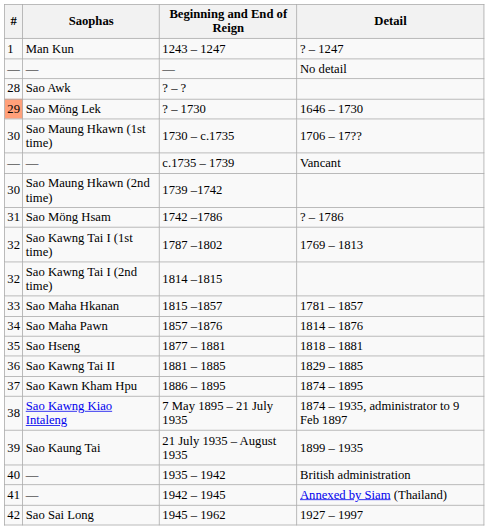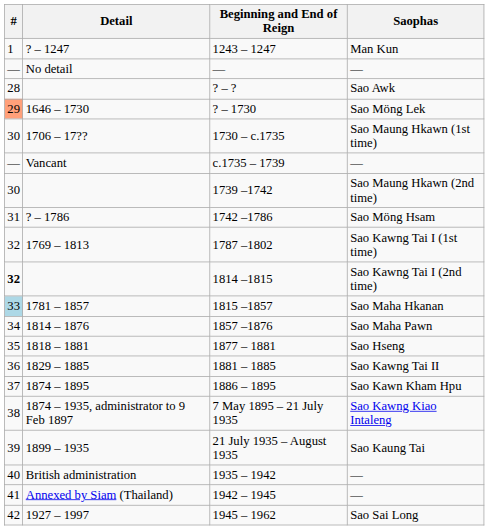columns swapped: (91, 21) <-> (390, 21)
(14, 278) normal -> (14, 278) bold
(14, 306) no background -> (14, 306) lightblue background
